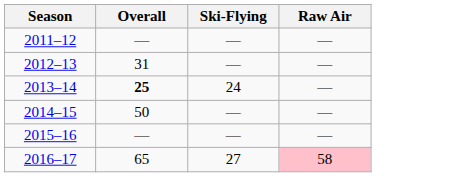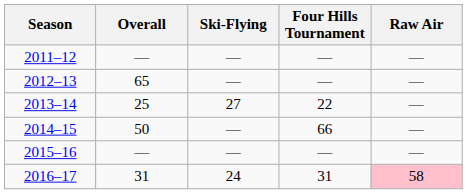+ column: (325, 24)
(142, 64) 31 -> (142, 81) 65
(142, 87) bold -> (142, 104) normal
(233, 87) 24 -> (233, 104) 27
(142, 159) 65 -> (142, 176) 31
(233, 159) 27 -> (233, 176) 24
